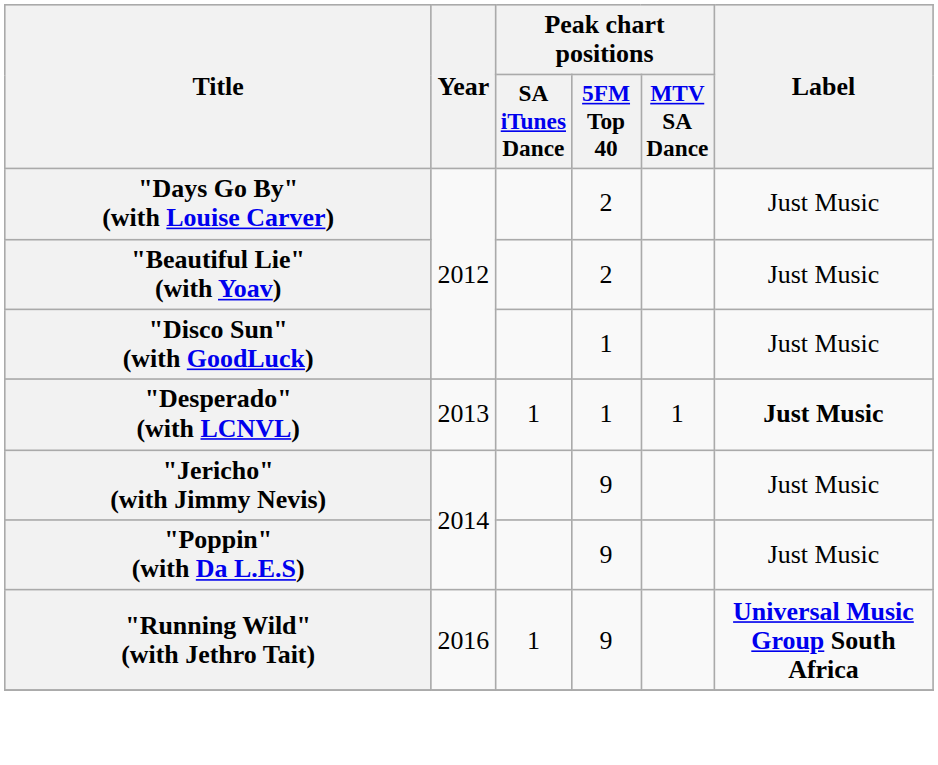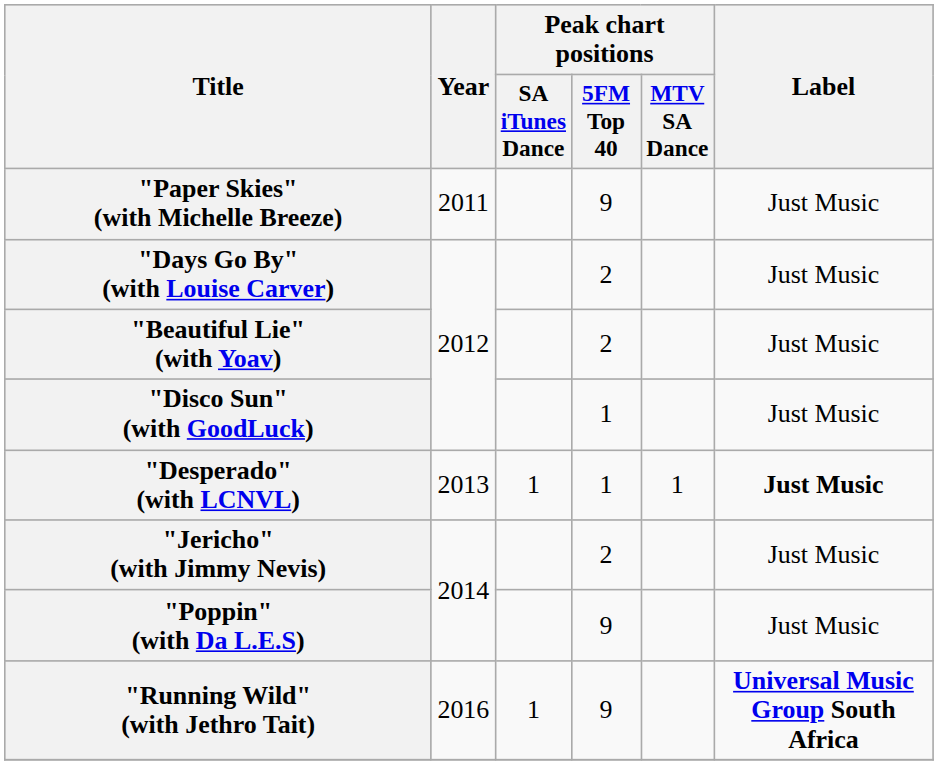+ row: (218, 203)
(606, 484) 9 -> (606, 554) 2
